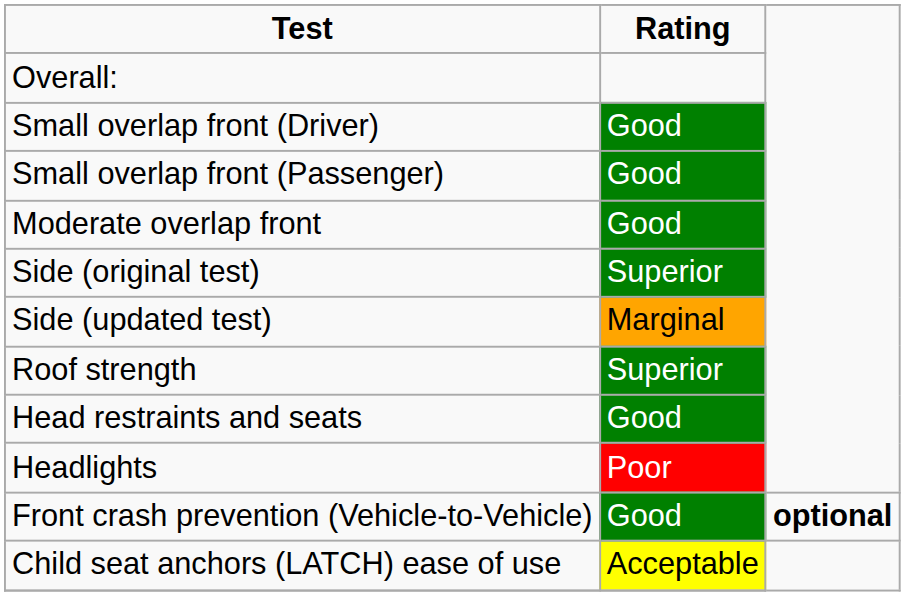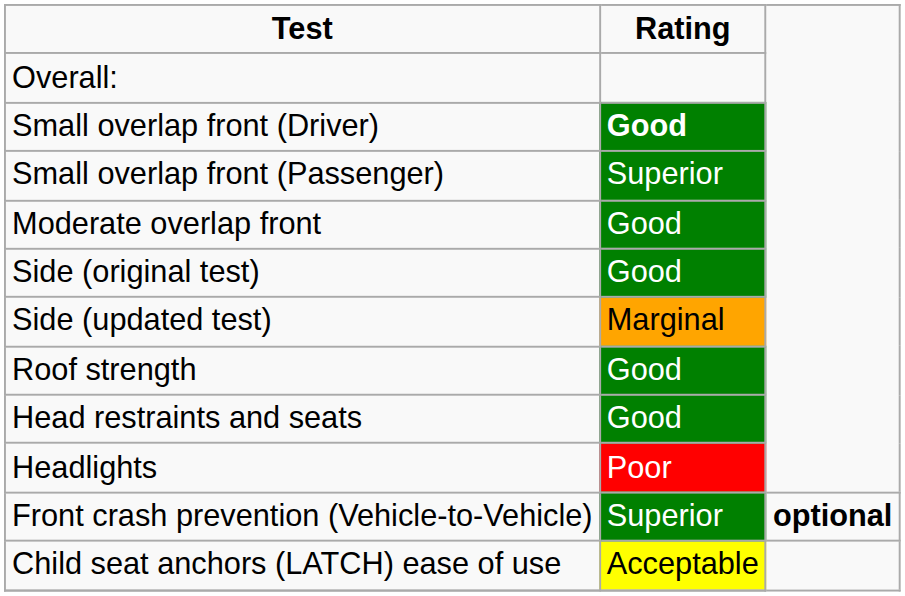(644, 126) normal -> (647, 126) bold
(644, 175) Good -> (665, 175) Superior
(665, 272) Superior -> (644, 272) Good
(665, 369) Superior -> (644, 369) Good
(644, 516) Good -> (665, 516) Superior
